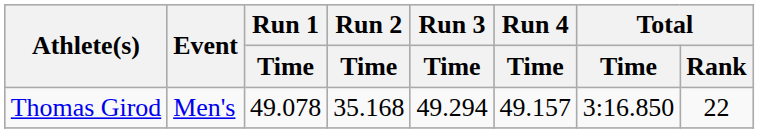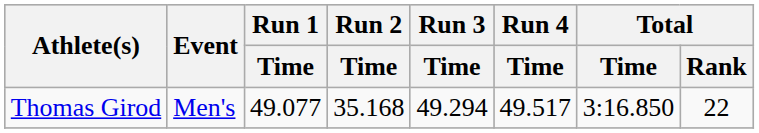(286, 107) 49.078 -> (286, 107) 49.077
(535, 107) 49.157 -> (535, 107) 49.517
